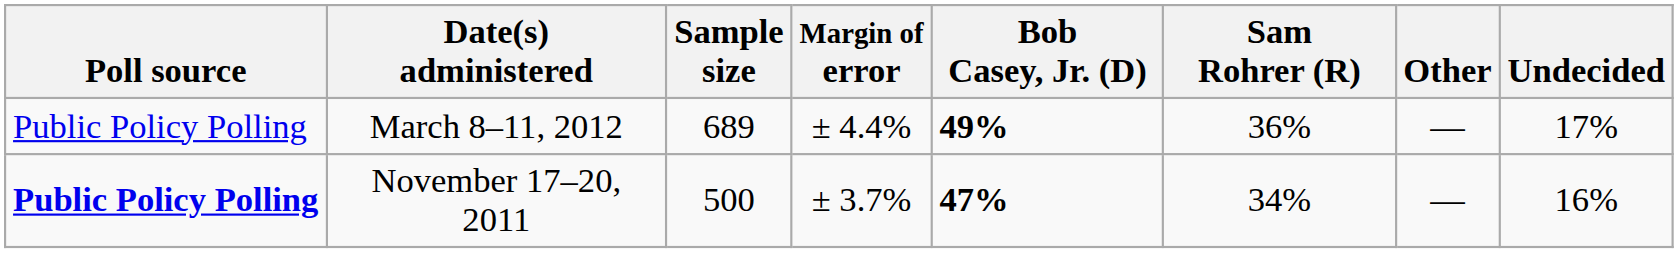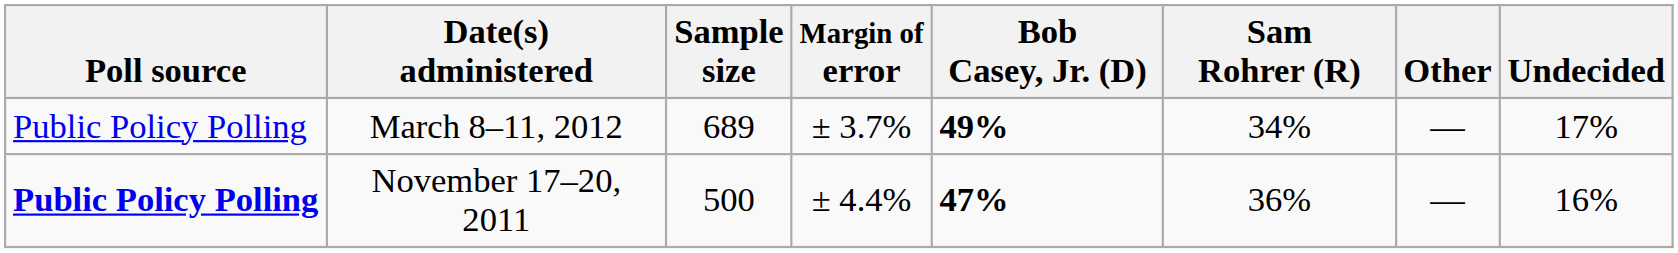(862, 125) ± 4.4% -> (862, 125) ± 3.7%
(1279, 125) 36% -> (1279, 125) 34%
(862, 199) ± 3.7% -> (862, 199) ± 4.4%
(1279, 199) 34% -> (1279, 199) 36%
